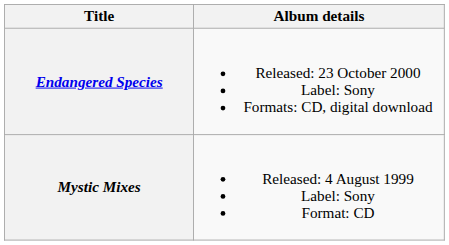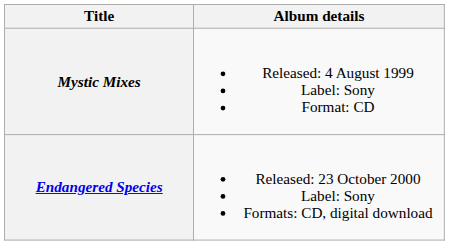rows swapped: (99, 187) <-> (99, 81)
